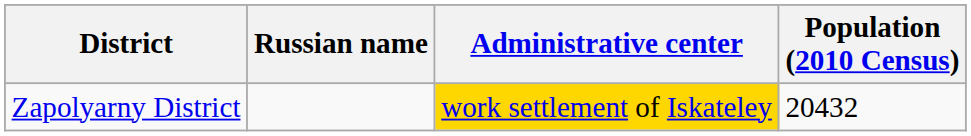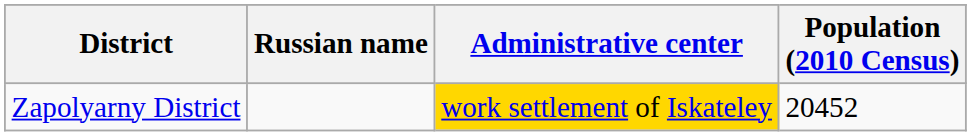(822, 106) 20432 -> (822, 106) 20452
